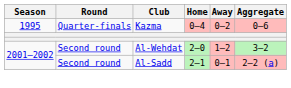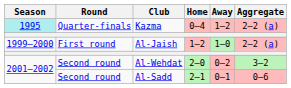(30, 26) no background -> (30, 26) paleturquoise background
(222, 26) 0–2 -> (222, 26) 1–2
(261, 26) 0–6 -> (261, 26) 2–2 (a)
+ row: (156, 44)
(222, 48) 1–2 -> (222, 62) 0–2
(261, 62) 2–2 (a) -> (261, 77) 0–6
